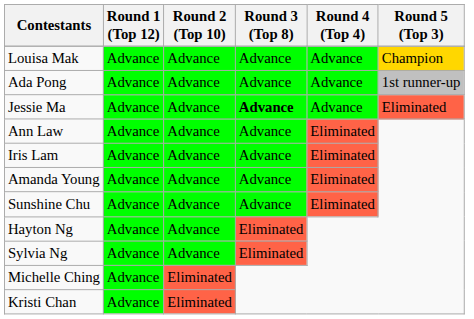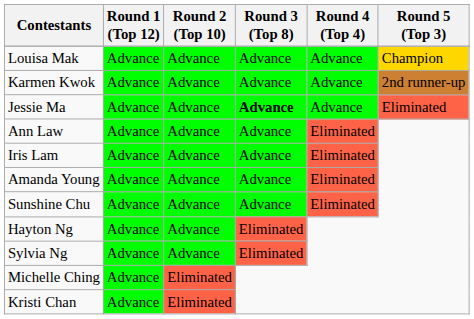- row: (37, 82)
+ row: (51, 82)
